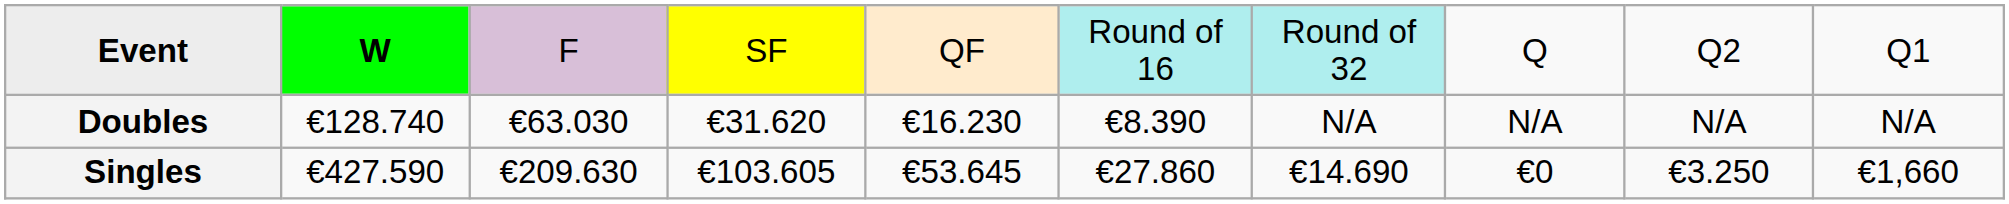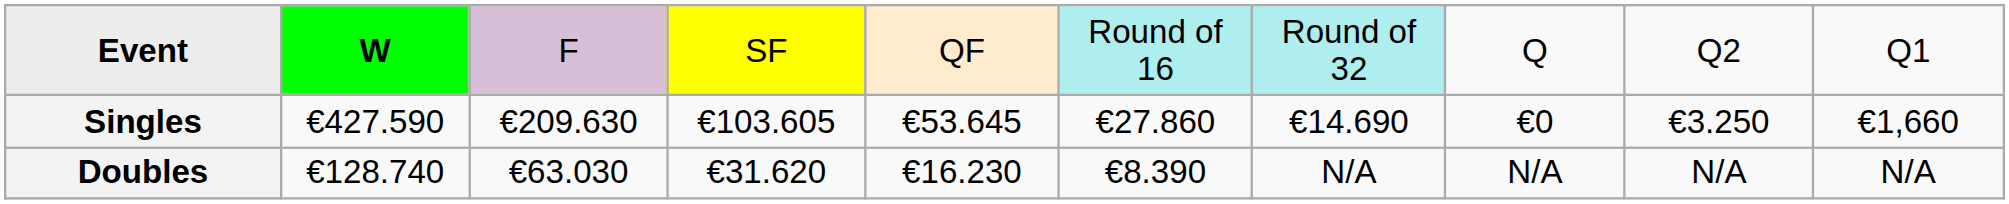rows swapped: (143, 173) <-> (143, 121)
